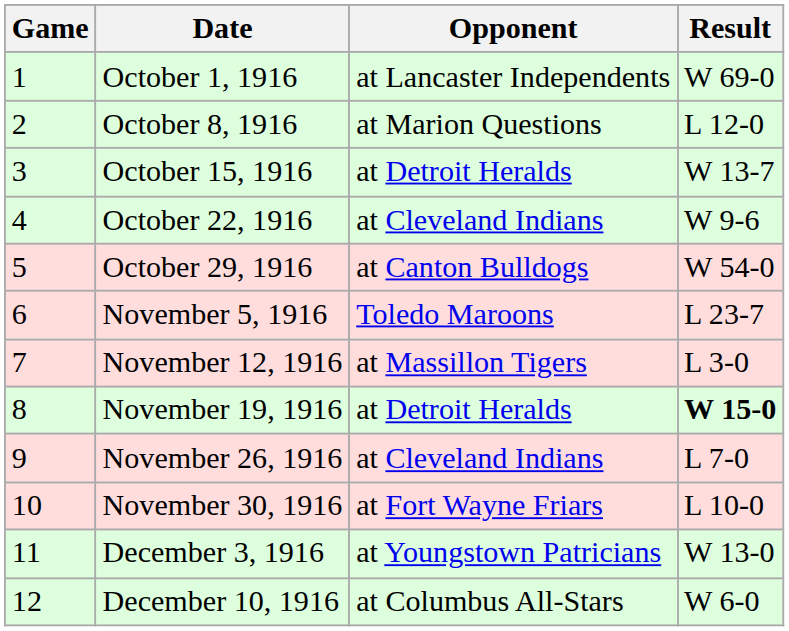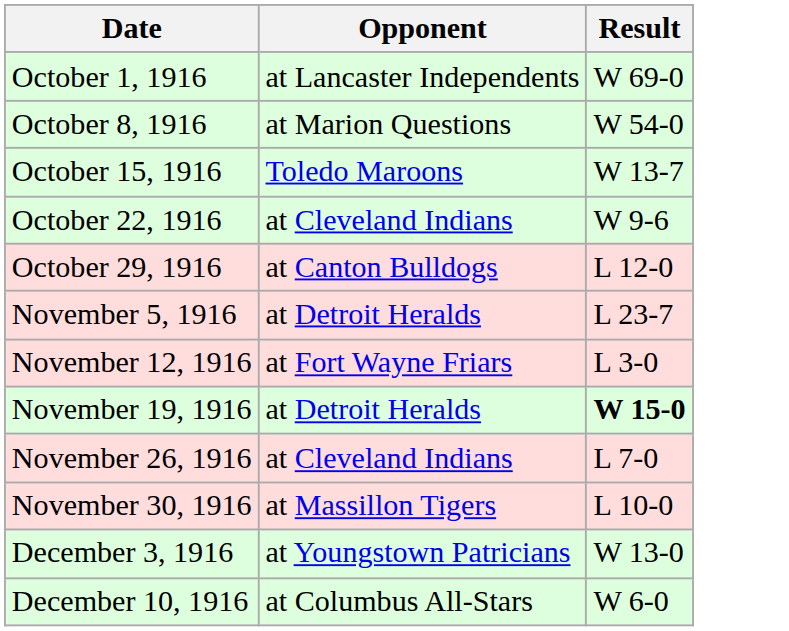- column: (50, 28)
(724, 123) L 12-0 -> (639, 123) W 54-0
(464, 171) at Detroit Heralds -> (364, 171) Toledo Maroons
(729, 266) W 54-0 -> (633, 266) L 12-0
(455, 314) Toledo Maroons -> (373, 314) at Detroit Heralds
(472, 362) at Massillon Tigers -> (389, 362) at Fort Wayne Friars
(480, 505) at Fort Wayne Friars -> (381, 505) at Massillon Tigers
